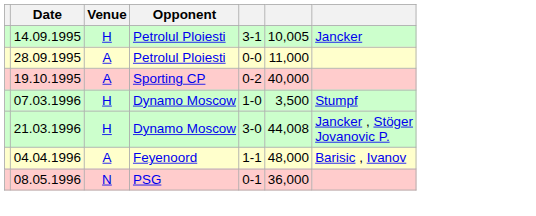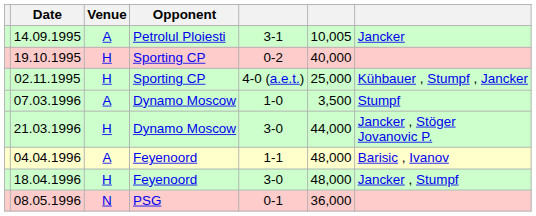(107, 36) H -> (107, 36) A
- row: (47, 57)
(107, 79) A -> (107, 57) H
+ row: (47, 79)
(107, 100) H -> (107, 100) A
(288, 129) 44,008 -> (331, 129) 44,000
+ row: (47, 179)
